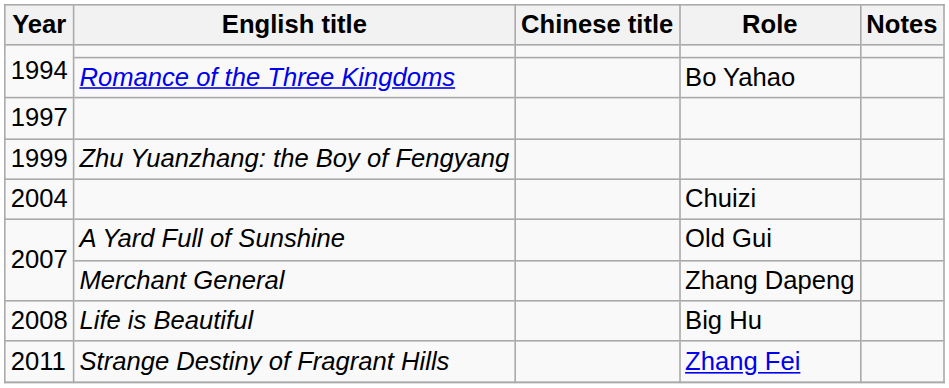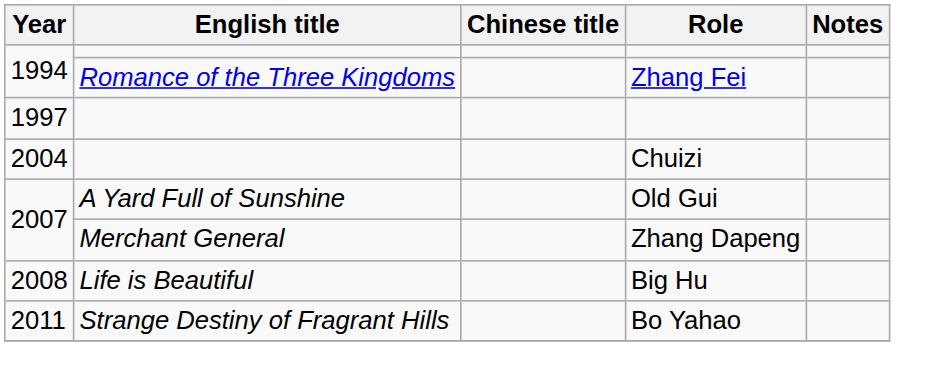(740, 77) Bo Yahao -> (689, 77) Zhang Fei
- row: (39, 158)
(743, 361) Zhang Fei -> (686, 320) Bo Yahao
